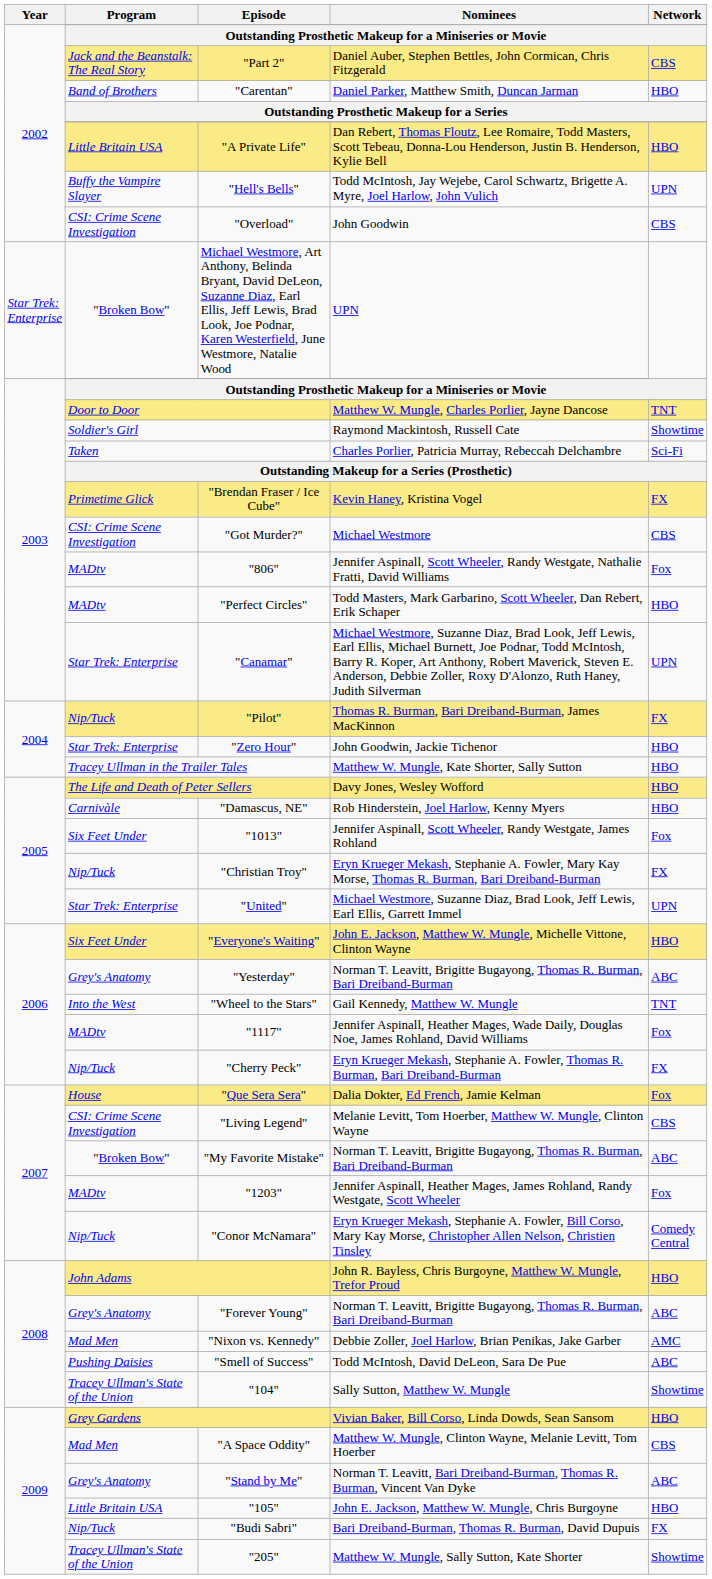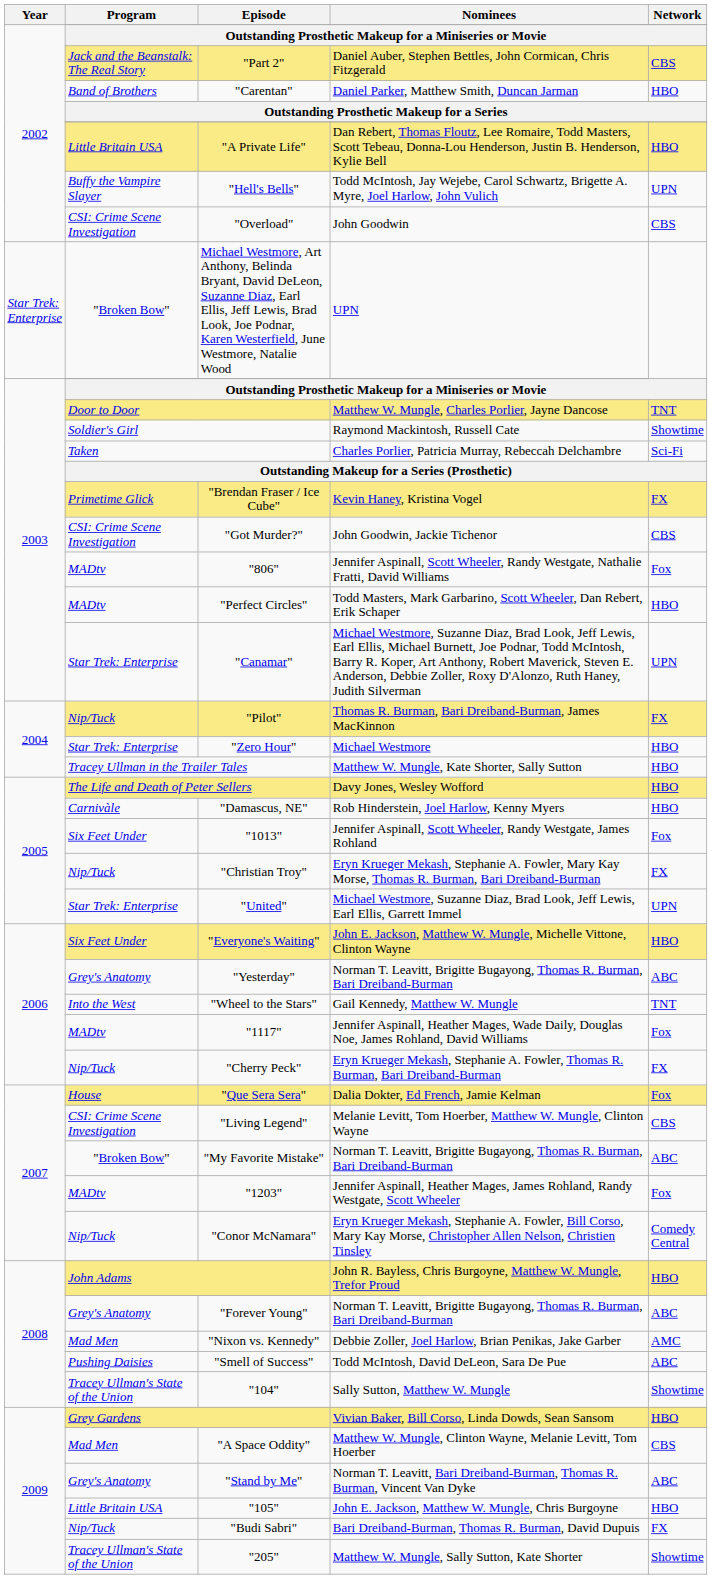(382, 534) Michael Westmore -> (415, 534) John Goodwin, Jackie Tichenor
(415, 746) John Goodwin, Jackie Tichenor -> (382, 746) Michael Westmore
